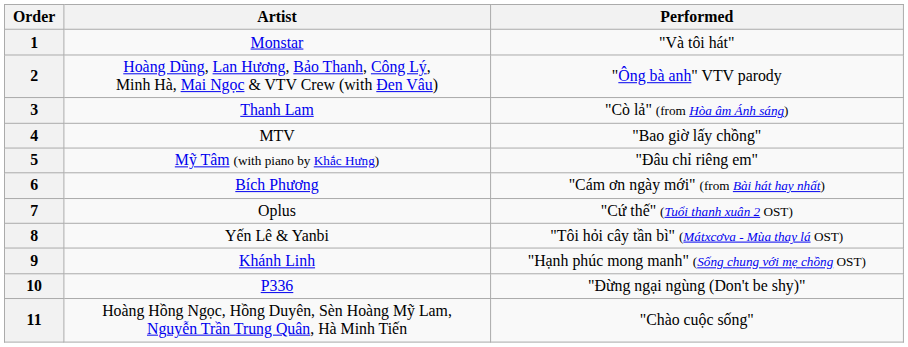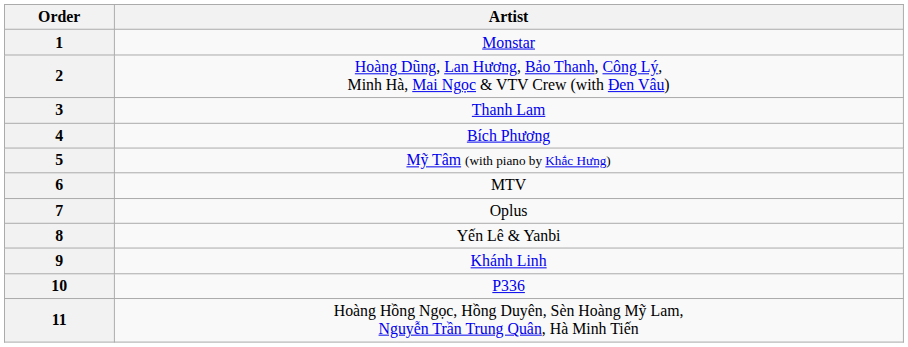- column: (697, 17)
(277, 135) MTV -> (509, 135) Bích Phương
(277, 185) Bích Phương -> (509, 185) MTV
